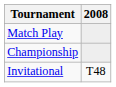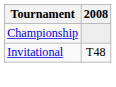- row: (35, 33)
